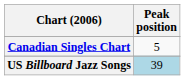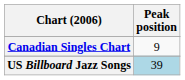(157, 46) 5 -> (157, 46) 9
